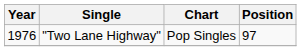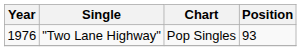(249, 35) 97 -> (249, 35) 93
